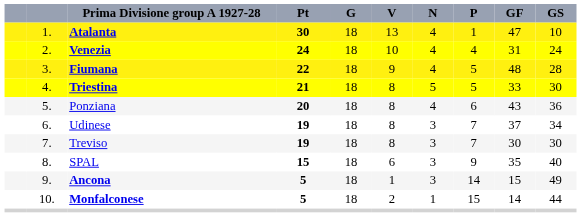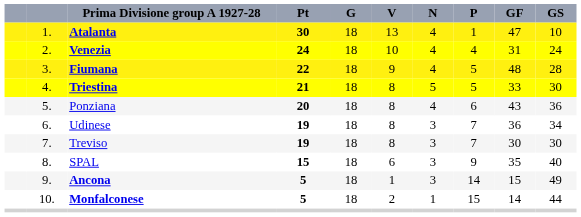(515, 124) 37 -> (515, 124) 36
